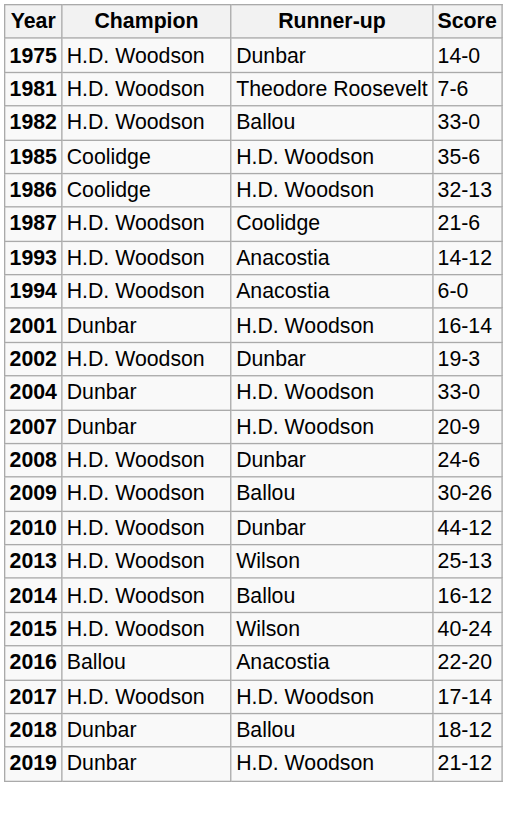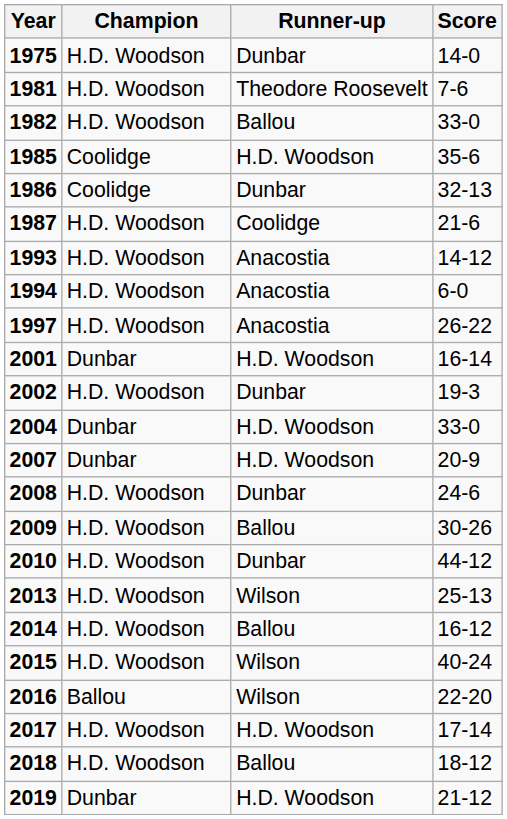(305, 190) H.D. Woodson -> (271, 190) Dunbar
+ row: (33, 325)
(283, 662) Anacostia -> (268, 696) Wilson
(102, 730) Dunbar -> (136, 763) H.D. Woodson
